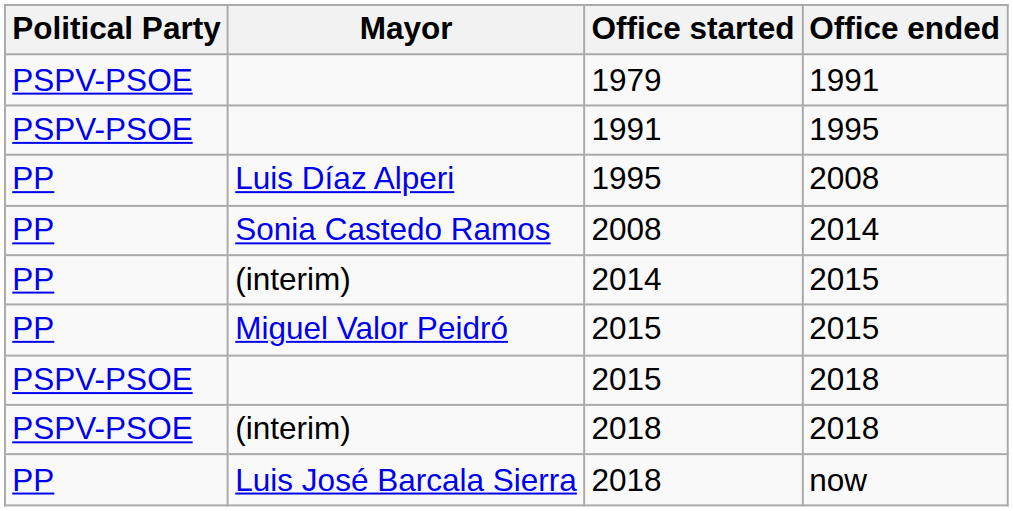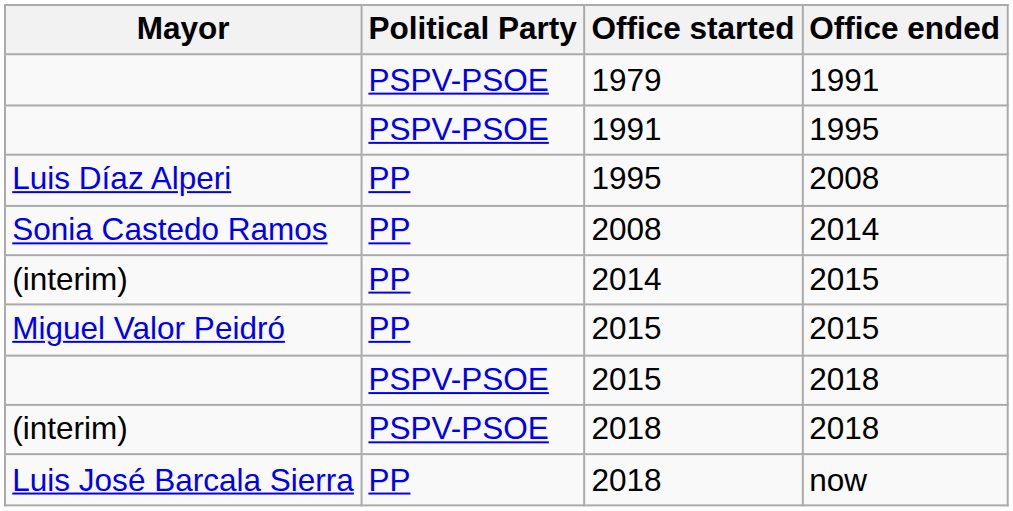columns swapped: (406, 29) <-> (116, 29)
